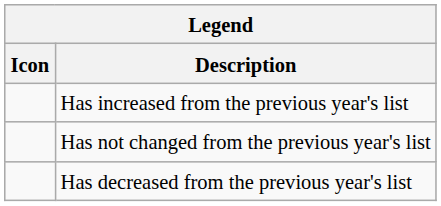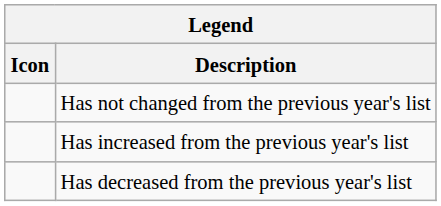rows swapped: (246, 142) <-> (235, 103)
